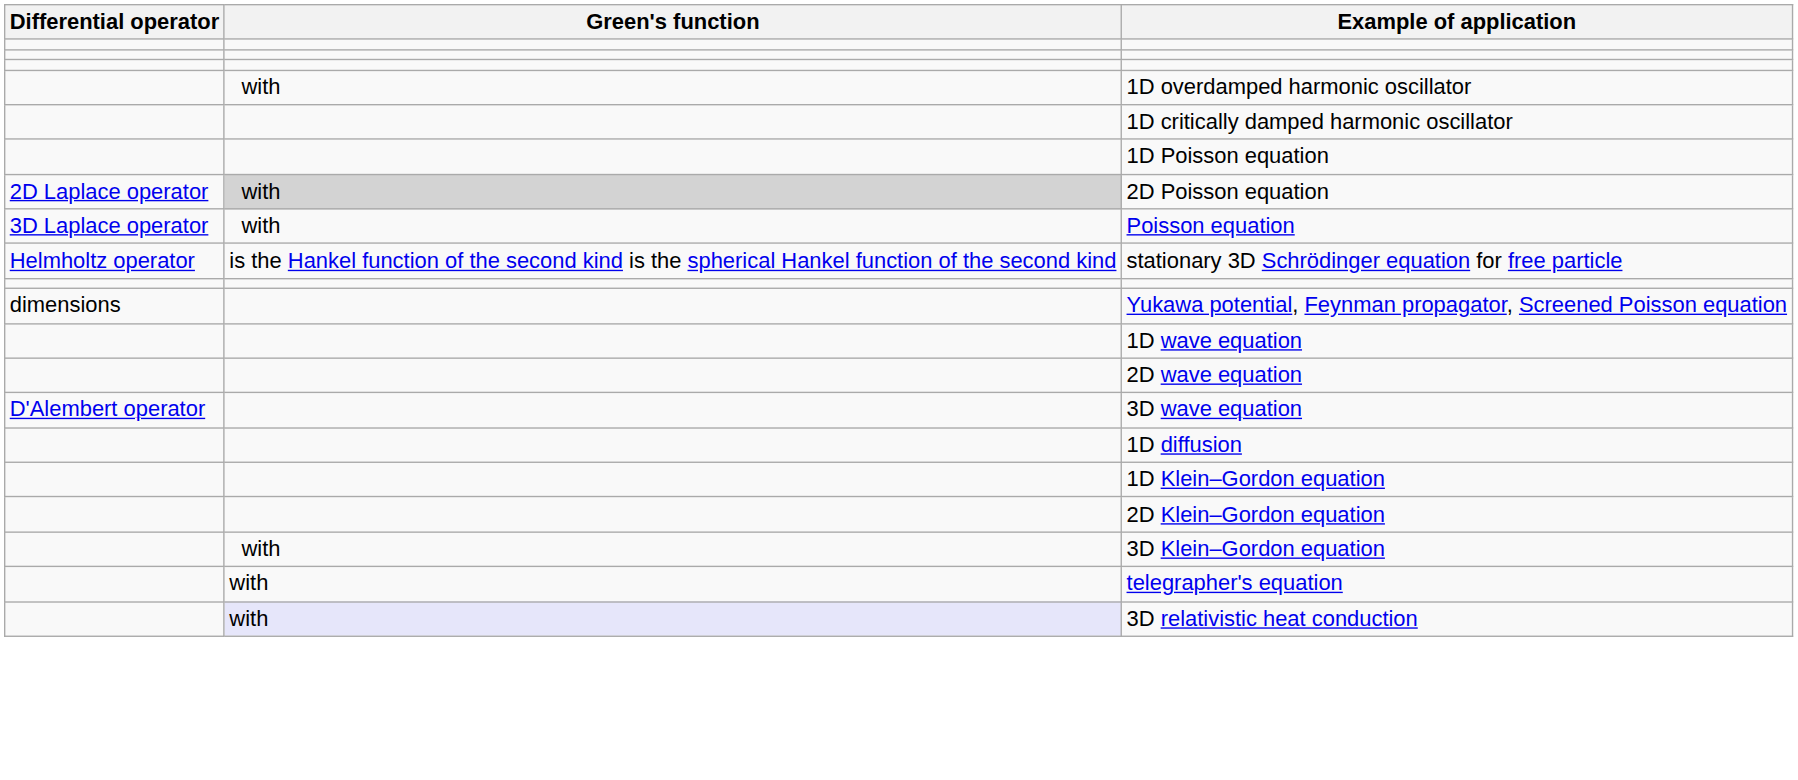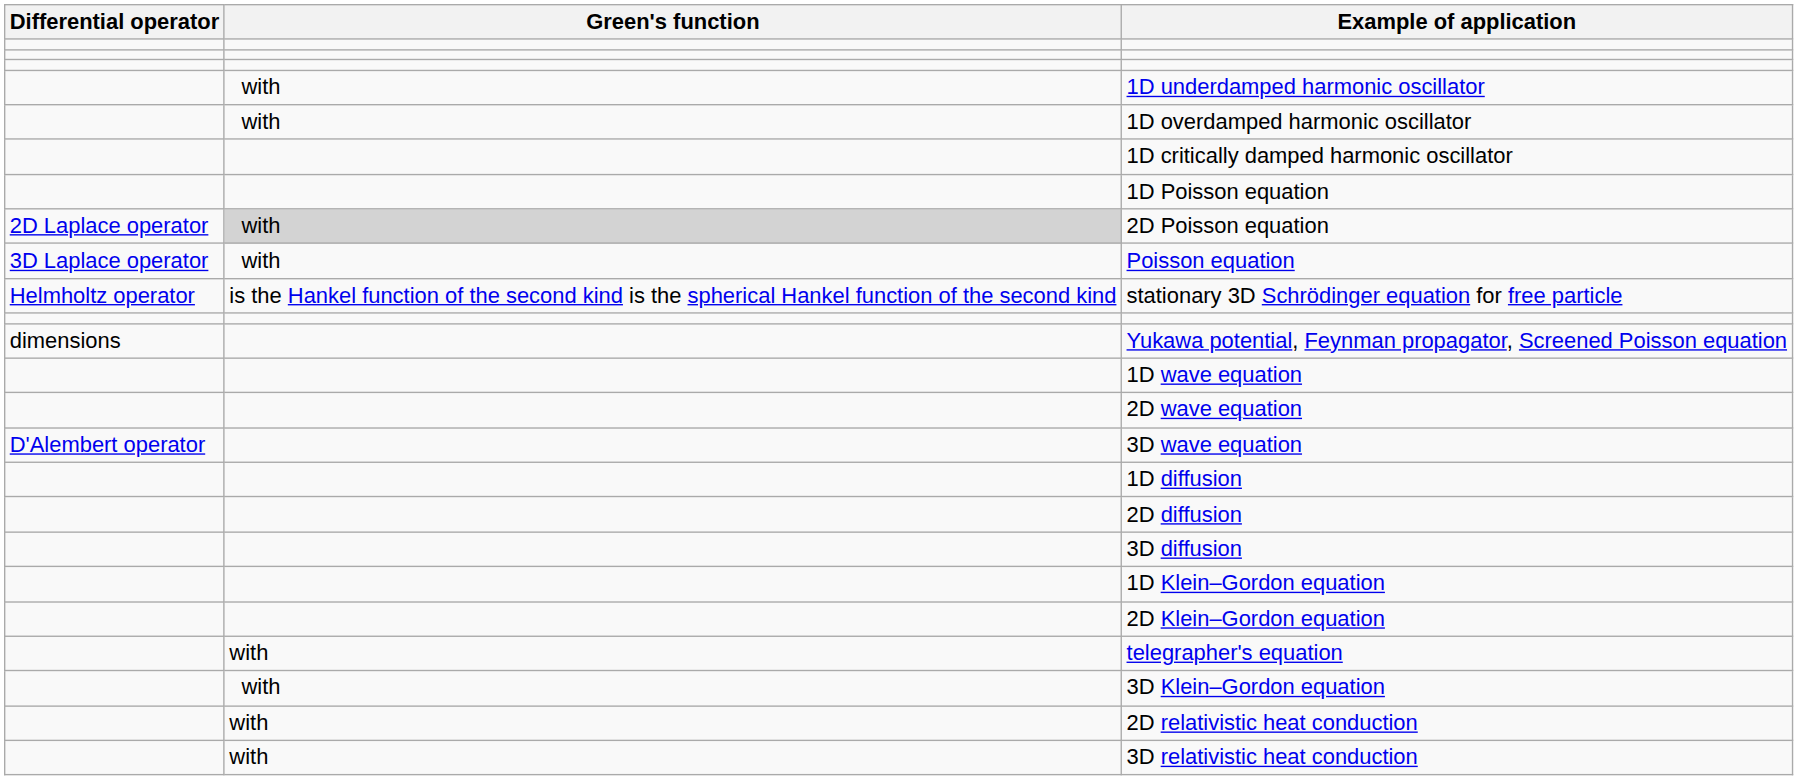+ row: (114, 87)
+ row: (114, 514)
+ row: (114, 549)
rows swapped: (114, 549) <-> (114, 584)
+ row: (114, 723)
(255, 618) lavender background -> (255, 757) no background
